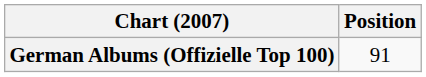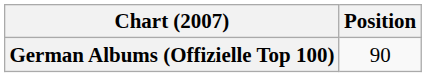(380, 54) 91 -> (380, 54) 90
